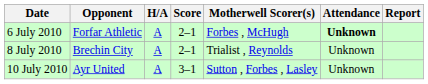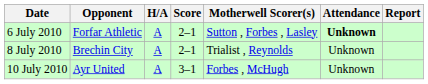(248, 32) Forbes , McHugh -> (262, 32) Sutton , Forbes , Lasley
(262, 69) Sutton , Forbes , Lasley -> (248, 69) Forbes , McHugh
